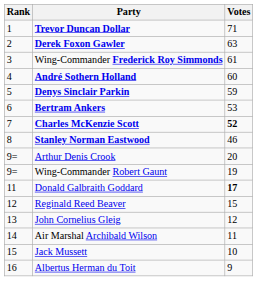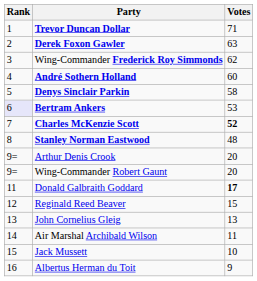(232, 60) 61 -> (232, 60) 62
(232, 92) 59 -> (232, 92) 58
(9, 108) no background -> (9, 108) lavender background
(232, 140) 46 -> (232, 140) 48
(232, 172) 19 -> (232, 172) 20
(232, 220) 12 -> (232, 220) 13
